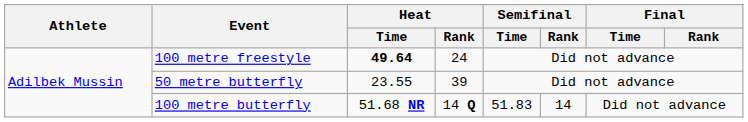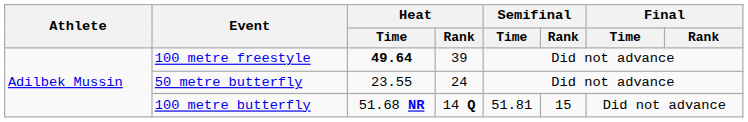(459, 59) 24 -> (459, 59) 39
(459, 82) 39 -> (459, 82) 24
(512, 105) 51.83 -> (512, 105) 51.81
(563, 105) 14 -> (563, 105) 15
